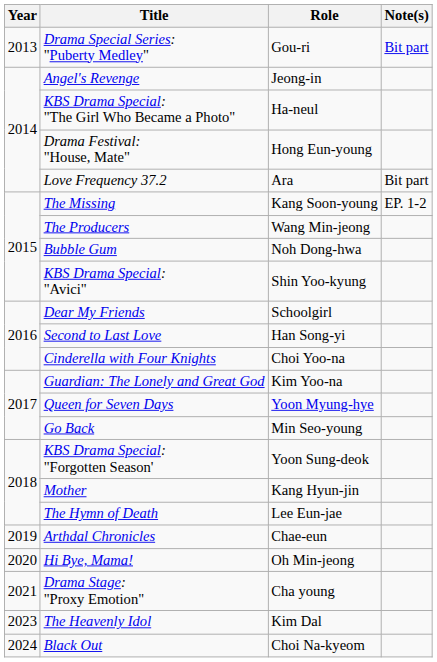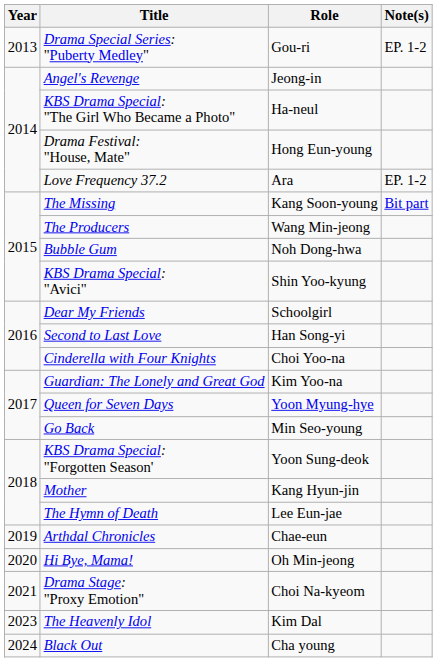(406, 47) Bit part -> (405, 47) EP. 1-2
(406, 180) Bit part -> (405, 180) EP. 1-2
(405, 203) EP. 1-2 -> (406, 203) Bit part
(303, 591) Cha young -> (318, 591) Choi Na-kyeom
(318, 645) Choi Na-kyeom -> (303, 645) Cha young
